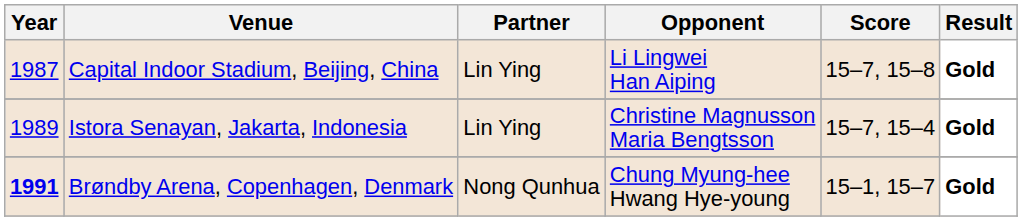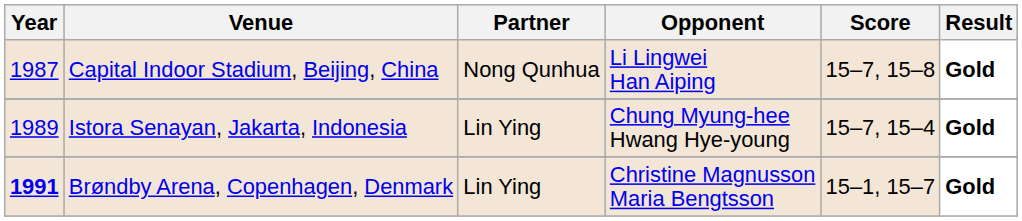(502, 69) Lin Ying -> (531, 69) Nong Qunhua
(713, 128) Christine Magnusson Maria Bengtsson -> (700, 128) Chung Myung-hee Hwang Hye-young
(531, 187) Nong Qunhua -> (502, 187) Lin Ying
(700, 187) Chung Myung-hee Hwang Hye-young -> (713, 187) Christine Magnusson Maria Bengtsson
